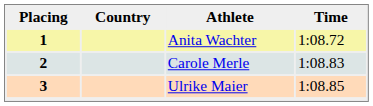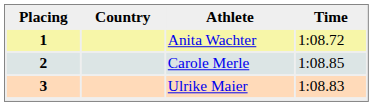(321, 63) 1:08.83 -> (321, 63) 1:08.85
(321, 86) 1:08.85 -> (321, 86) 1:08.83
